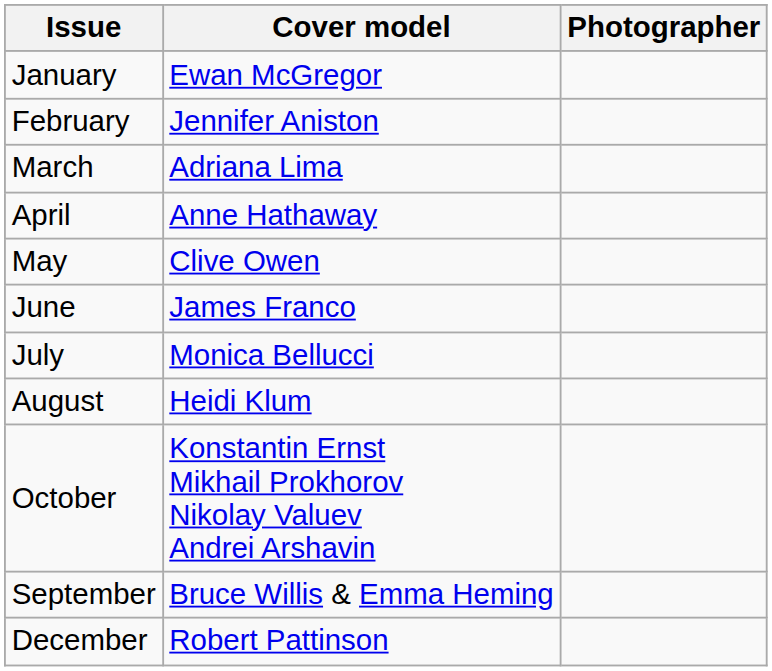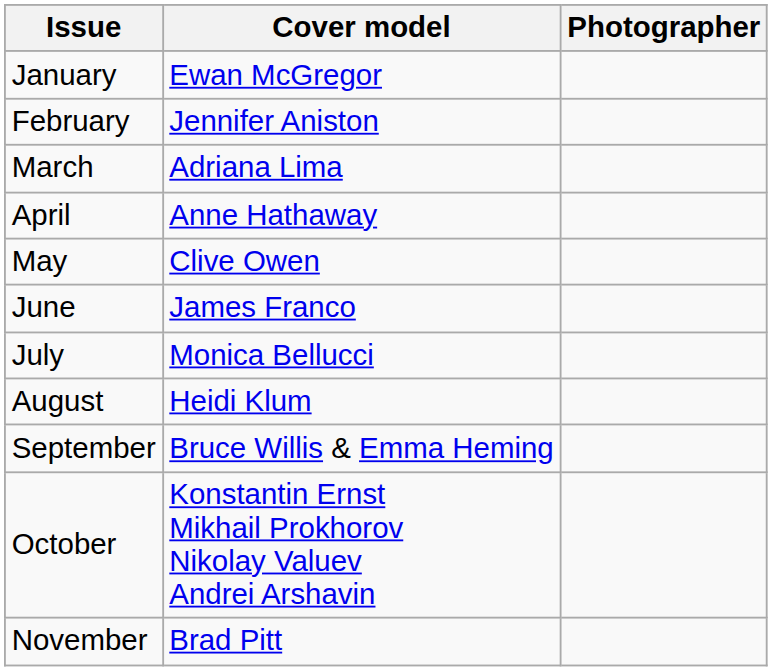rows swapped: (84, 594) <-> (64, 497)
+ row: (80, 640)
- row: (80, 640)
